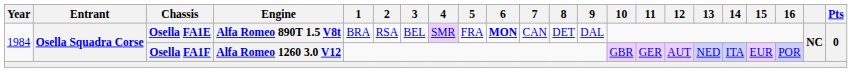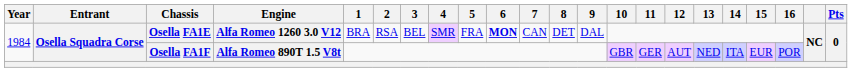(279, 32) Alfa Romeo 890T 1.5 V8t -> (279, 32) Alfa Romeo 1260 3.0 V12
(279, 51) Alfa Romeo 1260 3.0 V12 -> (279, 51) Alfa Romeo 890T 1.5 V8t
